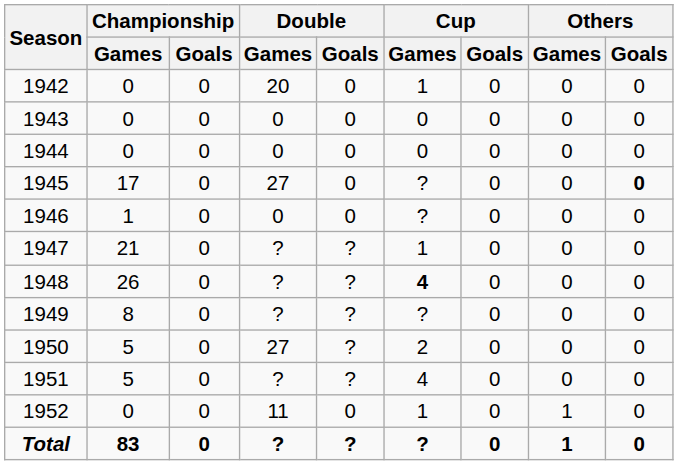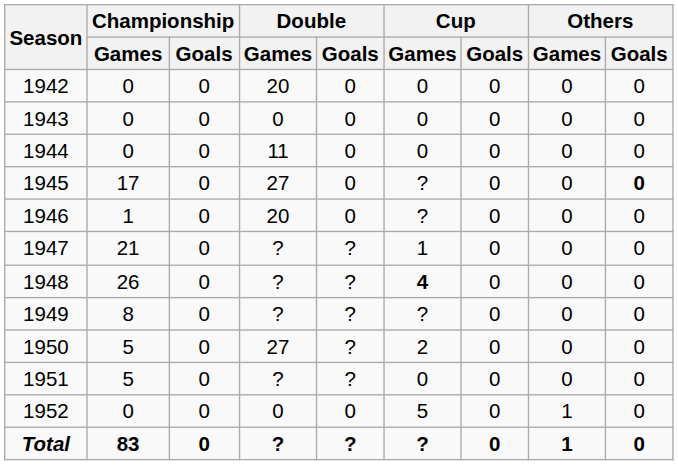(423, 86) 1 -> (423, 86) 0
(278, 151) 0 -> (278, 151) 11
(278, 216) 0 -> (278, 216) 20
(423, 378) 4 -> (423, 378) 0
(278, 411) 11 -> (278, 411) 0
(423, 411) 1 -> (423, 411) 5
